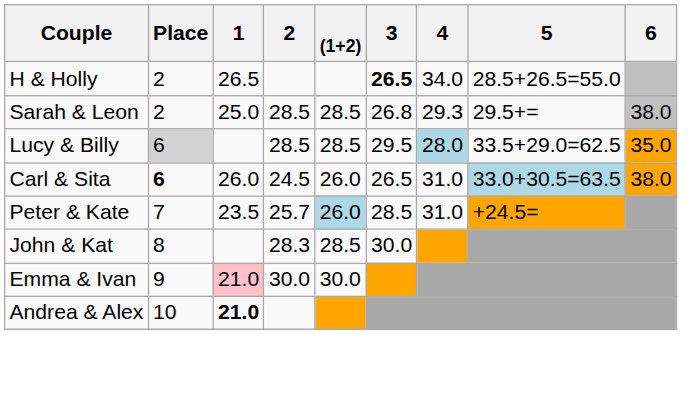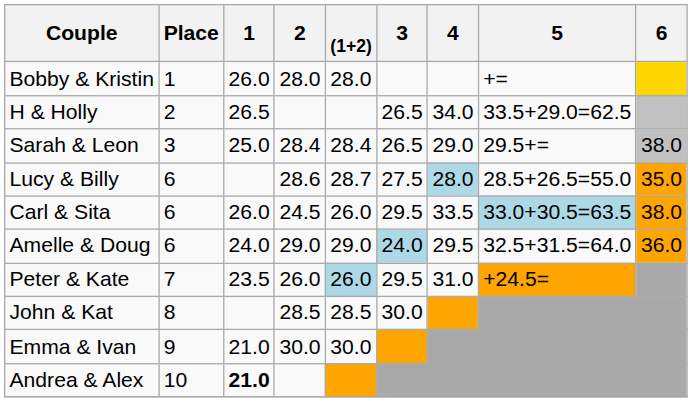+ row: (82, 79)
(392, 78) bold -> (402, 111) normal
(547, 78) 28.5+26.5=55.0 -> (557, 111) 33.5+29.0=62.5
(159, 111) 2 -> (170, 145) 3
(289, 111) 28.5 -> (300, 145) 28.4
(340, 111) 28.5 -> (351, 145) 28.4
(392, 111) 26.8 -> (402, 145) 26.5
(442, 111) 29.3 -> (453, 145) 29.0
(159, 145) lightgrey background -> (170, 178) no background
(289, 145) 28.5 -> (300, 178) 28.6
(340, 145) 28.5 -> (351, 178) 28.7
(392, 145) 29.5 -> (402, 178) 27.5
(547, 145) 33.5+29.0=62.5 -> (557, 178) 28.5+26.5=55.0
(159, 178) bold -> (170, 212) normal
(392, 178) 26.5 -> (402, 212) 29.5
(442, 178) 31.0 -> (453, 212) 33.5
+ row: (82, 246)
(289, 212) 25.7 -> (300, 279) 26.0
(392, 212) 28.5 -> (402, 279) 29.5
(289, 245) 28.3 -> (300, 312) 28.5
(239, 279) pink background -> (249, 346) no background
